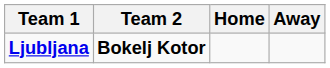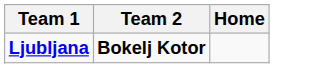- column: (297, 18)
